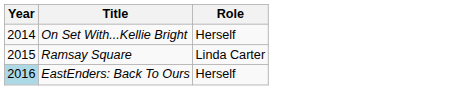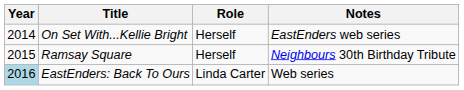+ column: (363, 14)
(230, 54) Linda Carter -> (216, 54) Herself
(216, 74) Herself -> (230, 74) Linda Carter
